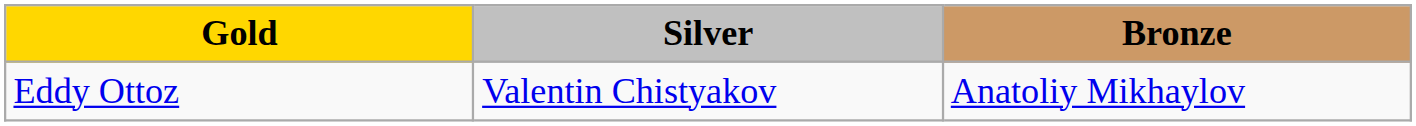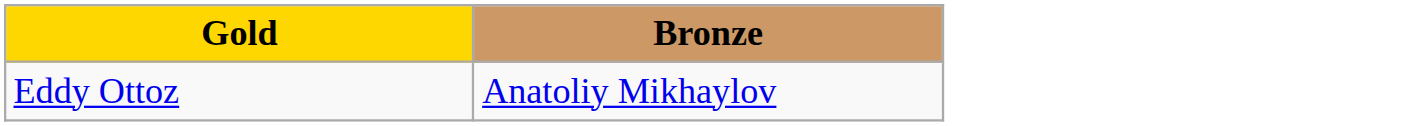- column: (708, 33)
